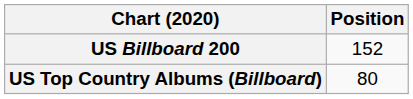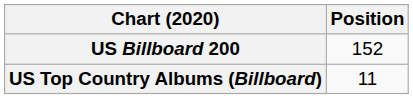(367, 78) 80 -> (367, 78) 11
